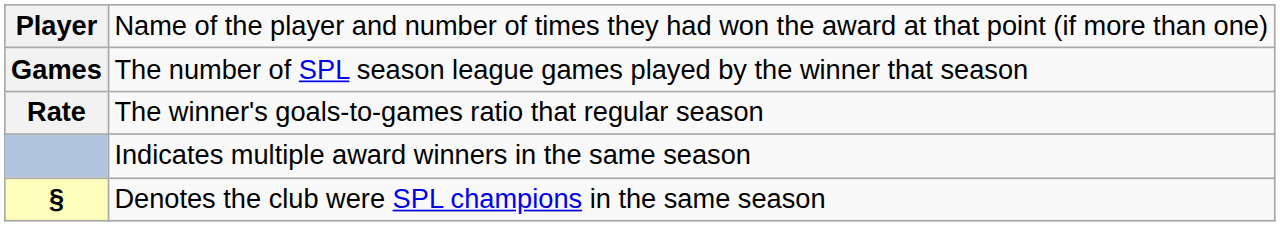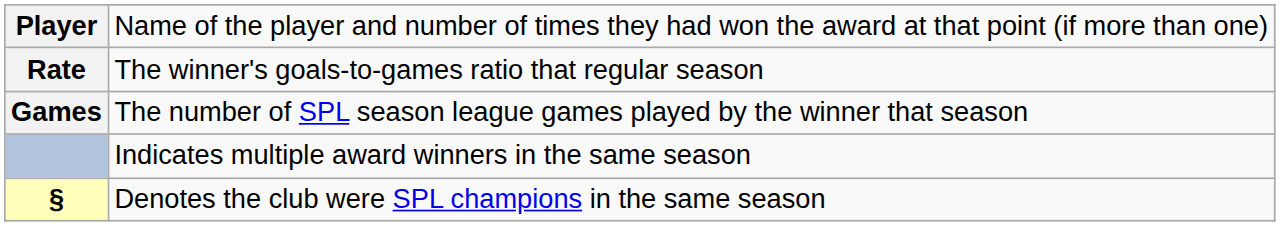rows swapped: (56, 69) <-> (56, 112)
